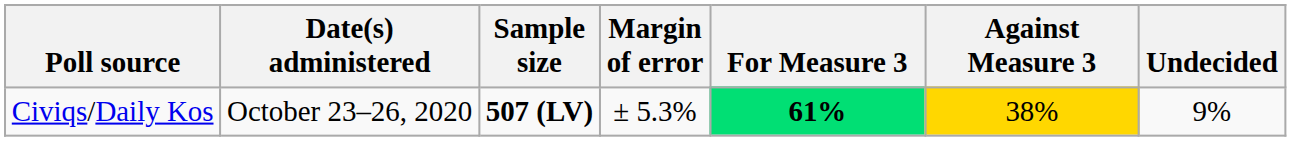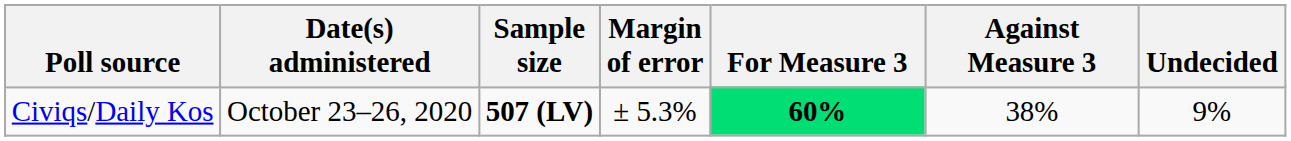(817, 110) 61% -> (817, 110) 60%
(1032, 110) gold background -> (1032, 110) no background
